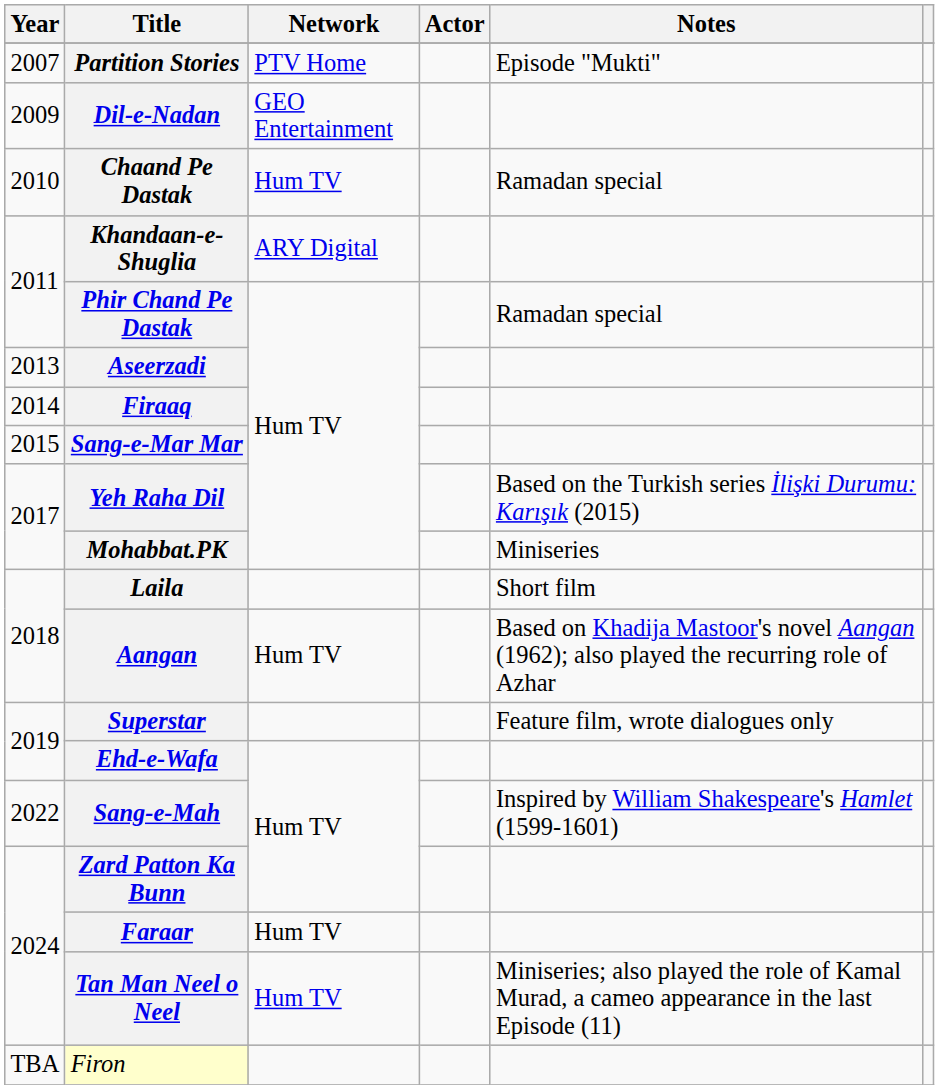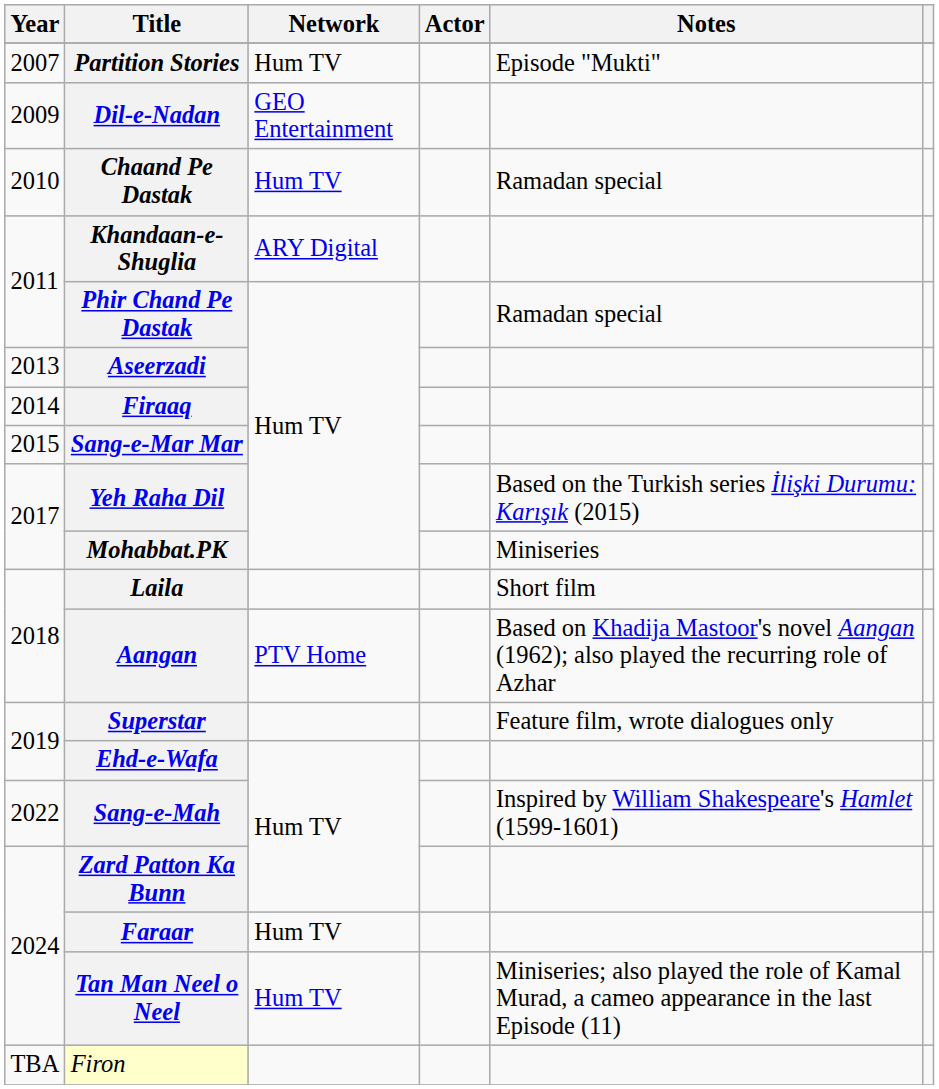(310, 62) PTV Home -> (298, 62) Hum TV
(298, 655) Hum TV -> (310, 655) PTV Home
